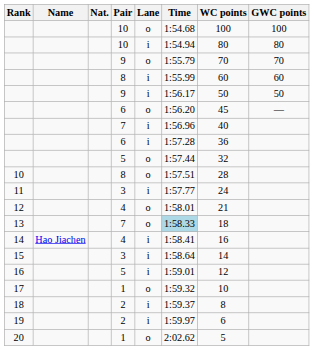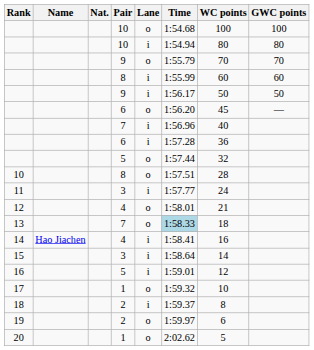(148, 321) i -> (148, 321) o
